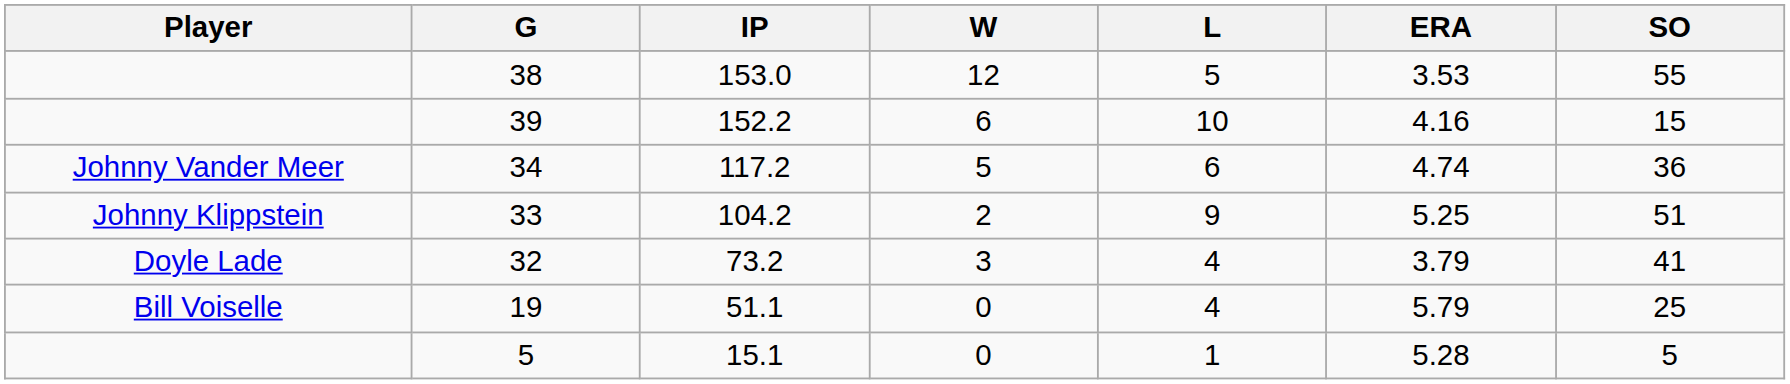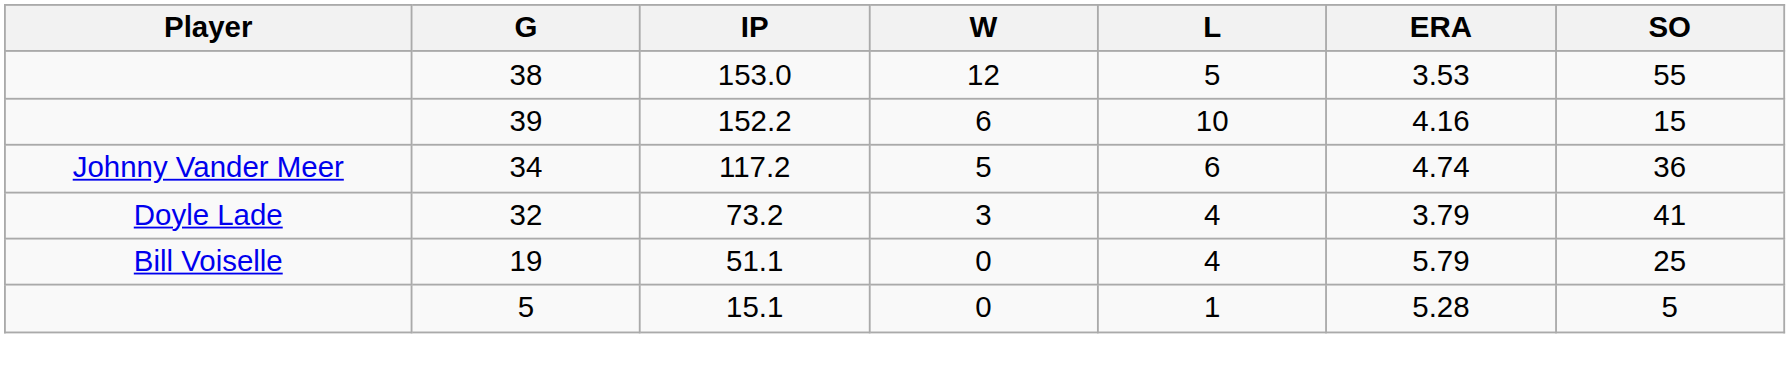- row: (526, 214)
